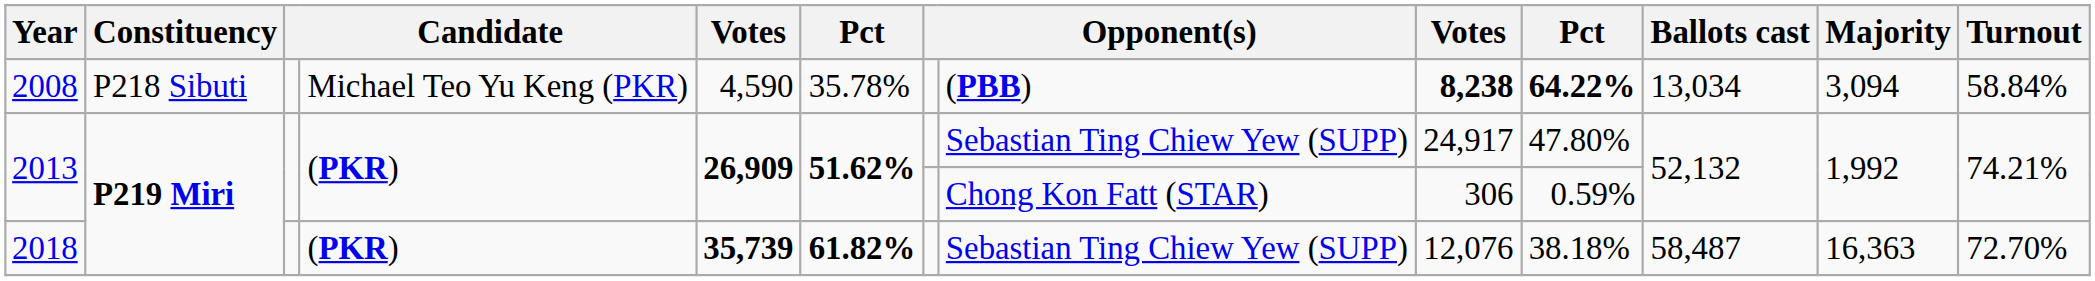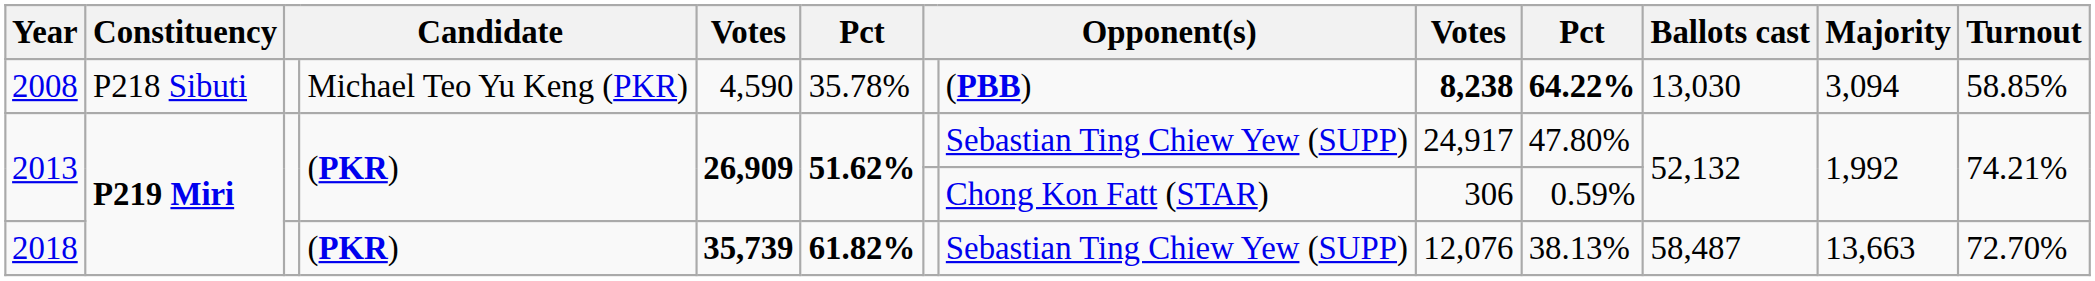(1696, 85) 13,034 -> (1696, 85) 13,030
(2017, 85) 58.84% -> (2017, 85) 58.85%
(1579, 248) 38.18% -> (1579, 248) 38.13%
(1870, 248) 16,363 -> (1870, 248) 13,663
